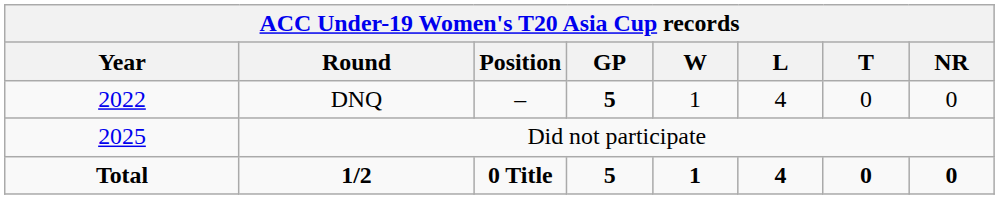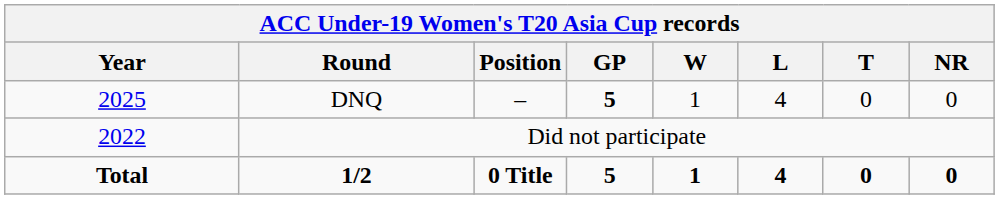(122, 99) 2022 -> (122, 99) 2025
(122, 136) 2025 -> (122, 136) 2022
